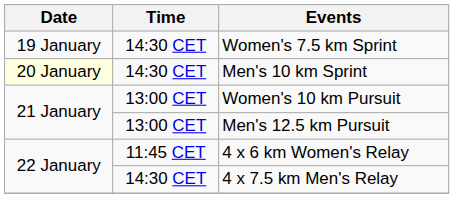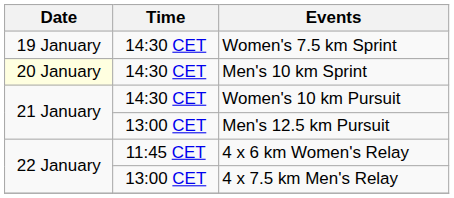(166, 98) 13:00 CET -> (166, 98) 14:30 CET
(166, 179) 14:30 CET -> (166, 179) 13:00 CET
